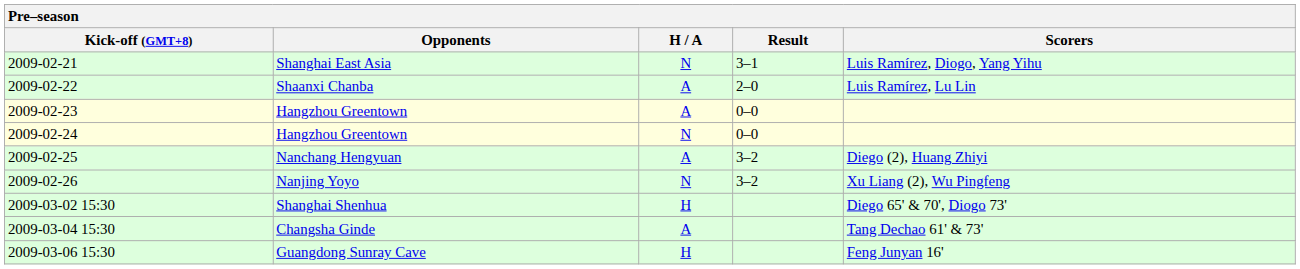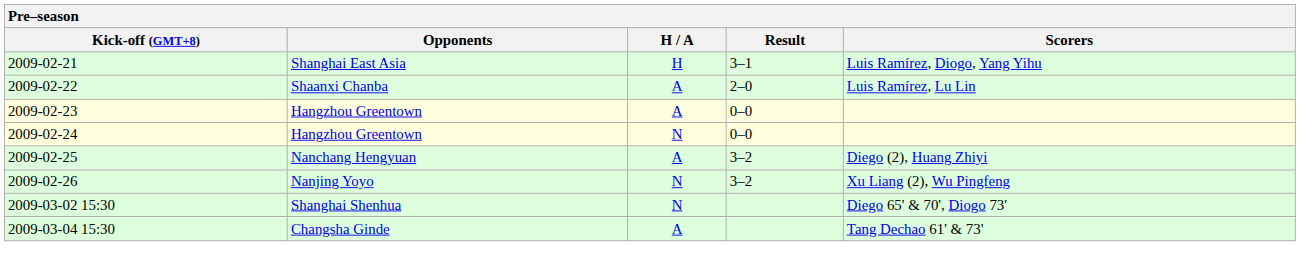(686, 63) N -> (677, 63) H
(686, 205) H -> (677, 205) N
- row: (61, 252)
